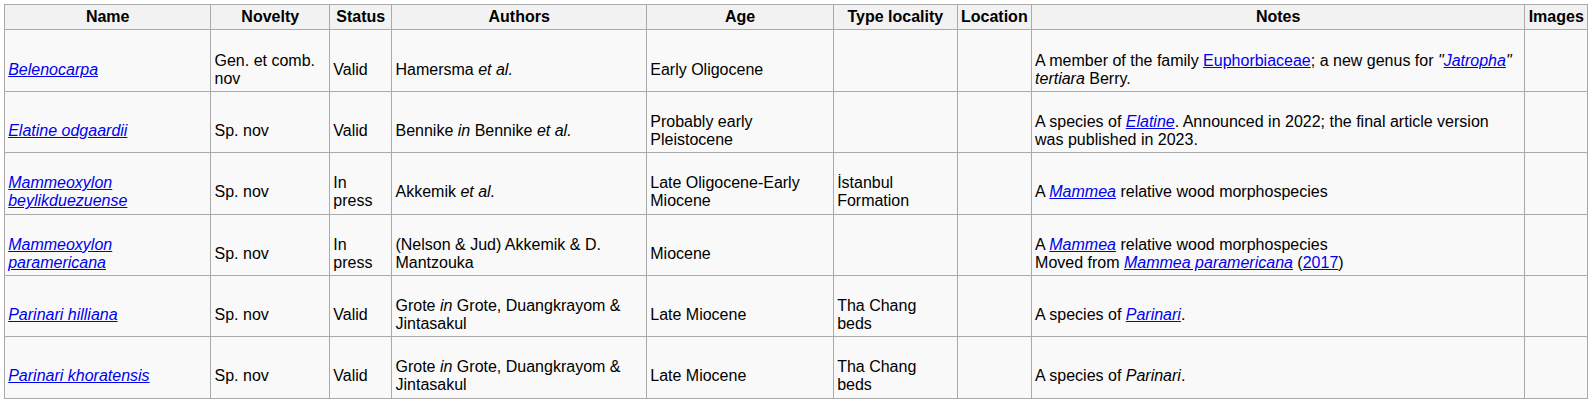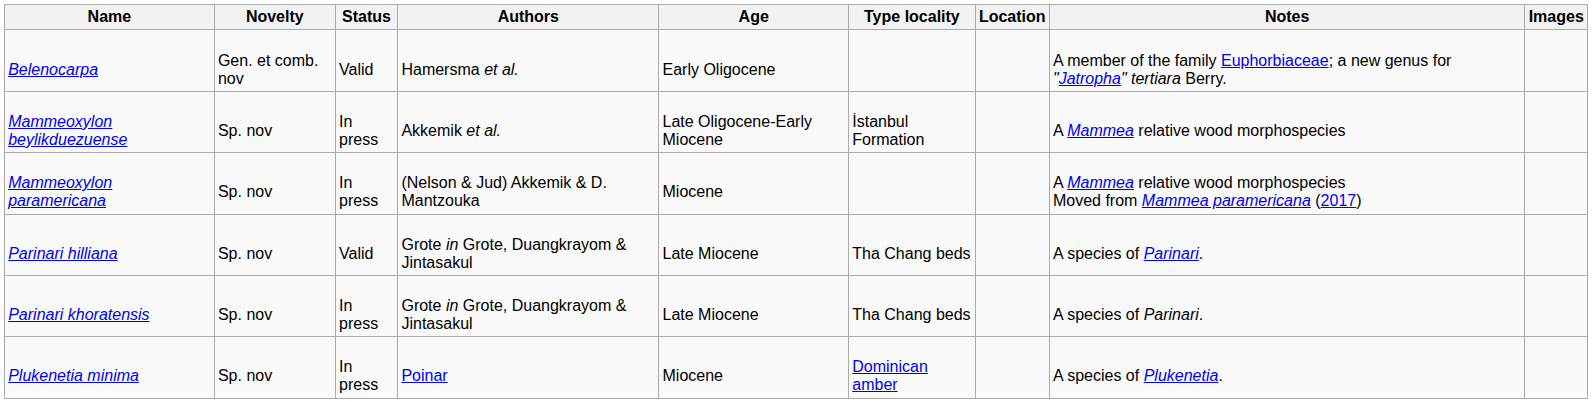- row: (68, 130)
(351, 376) Valid -> (359, 315) In press
+ row: (74, 376)
